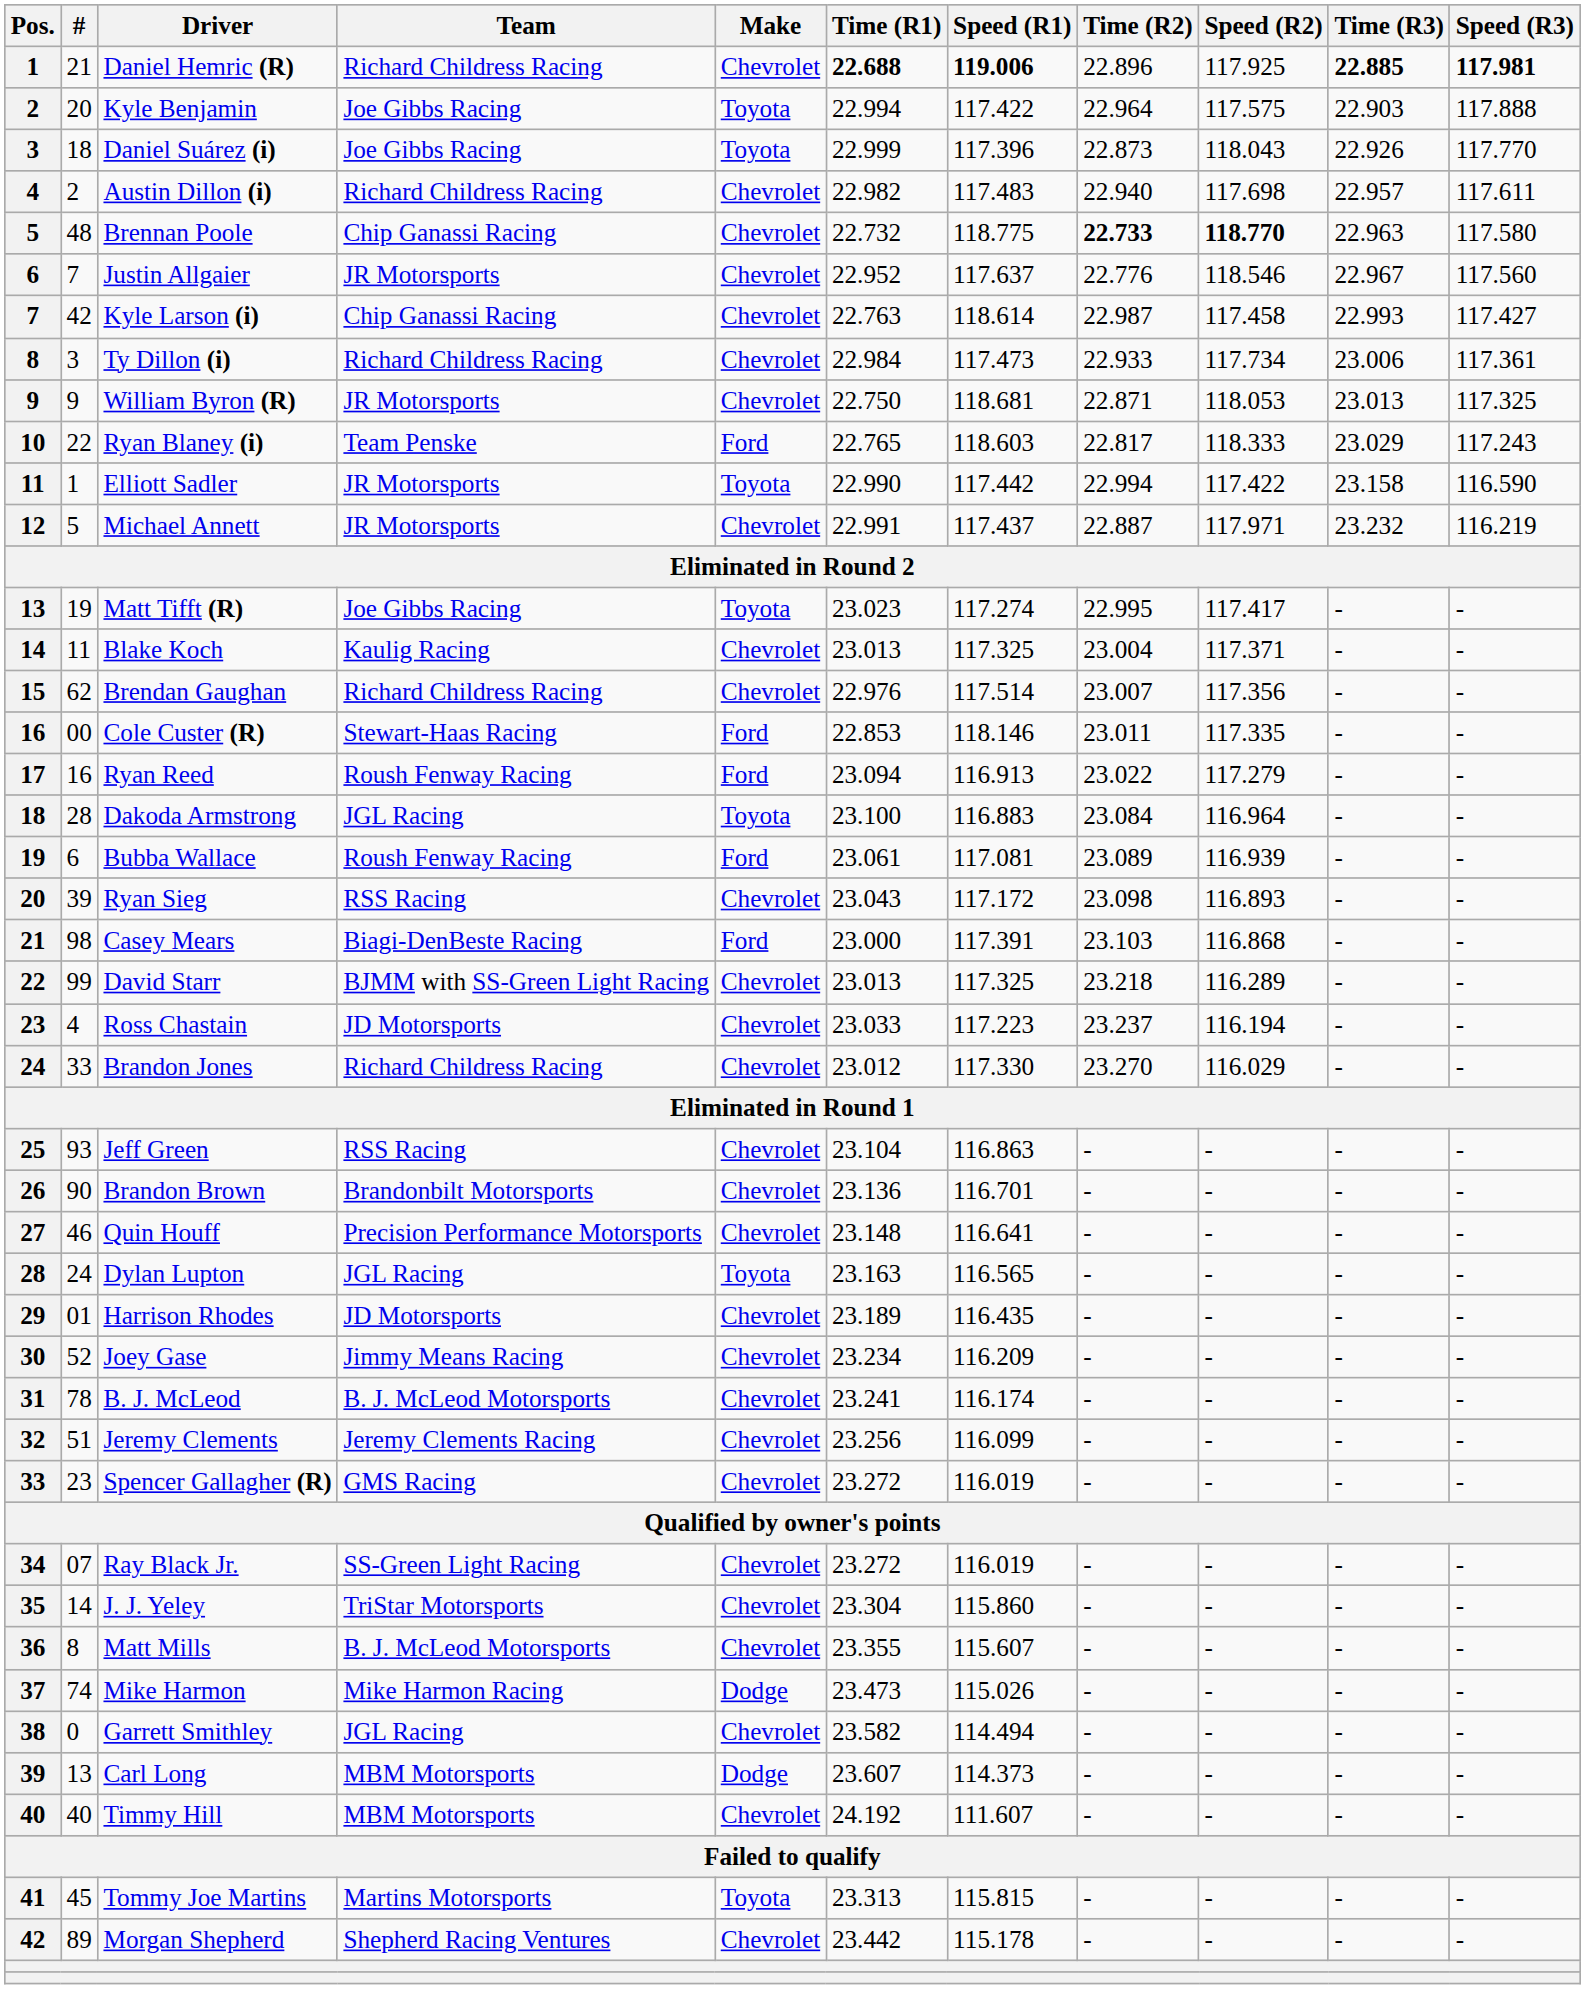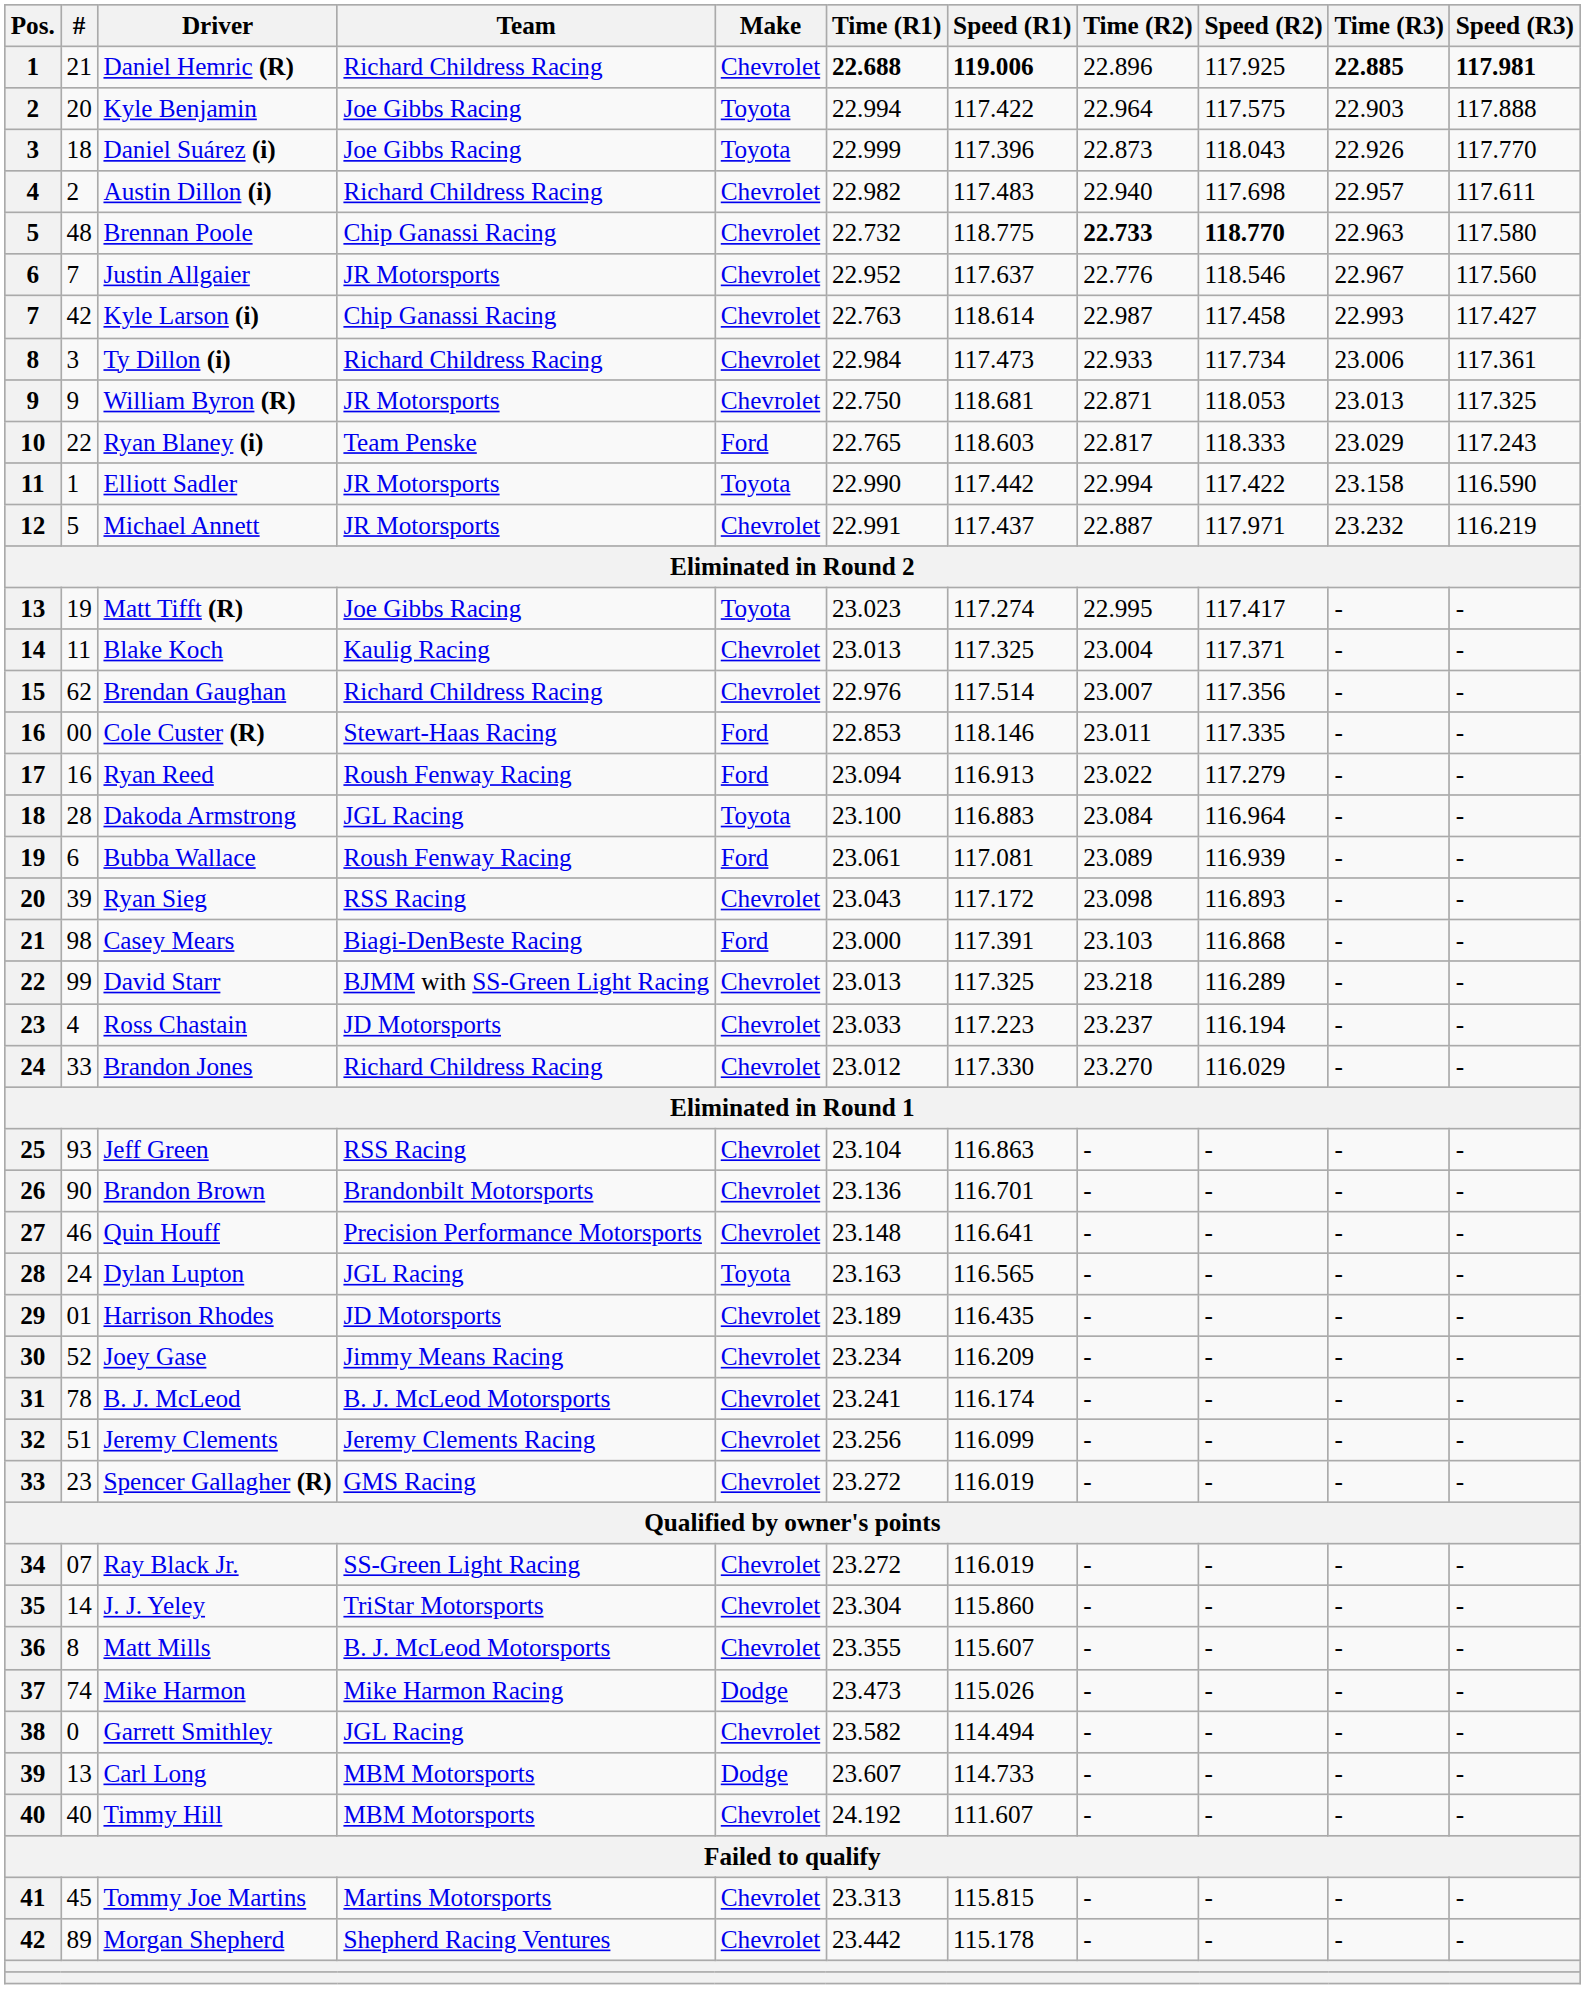(994, 1772) 114.373 -> (994, 1772) 114.733
(756, 1897) Toyota -> (770, 1897) Chevrolet
